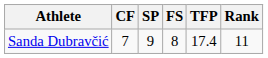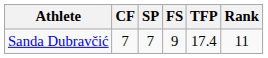(151, 41) 9 -> (151, 41) 7
(175, 41) 8 -> (175, 41) 9
